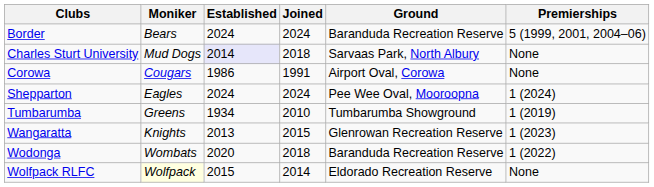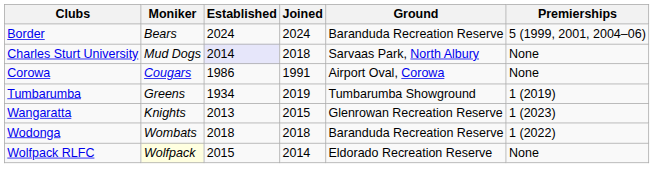- row: (40, 93)
(296, 113) 2010 -> (296, 93) 2019
(221, 152) 2020 -> (221, 133) 2018
